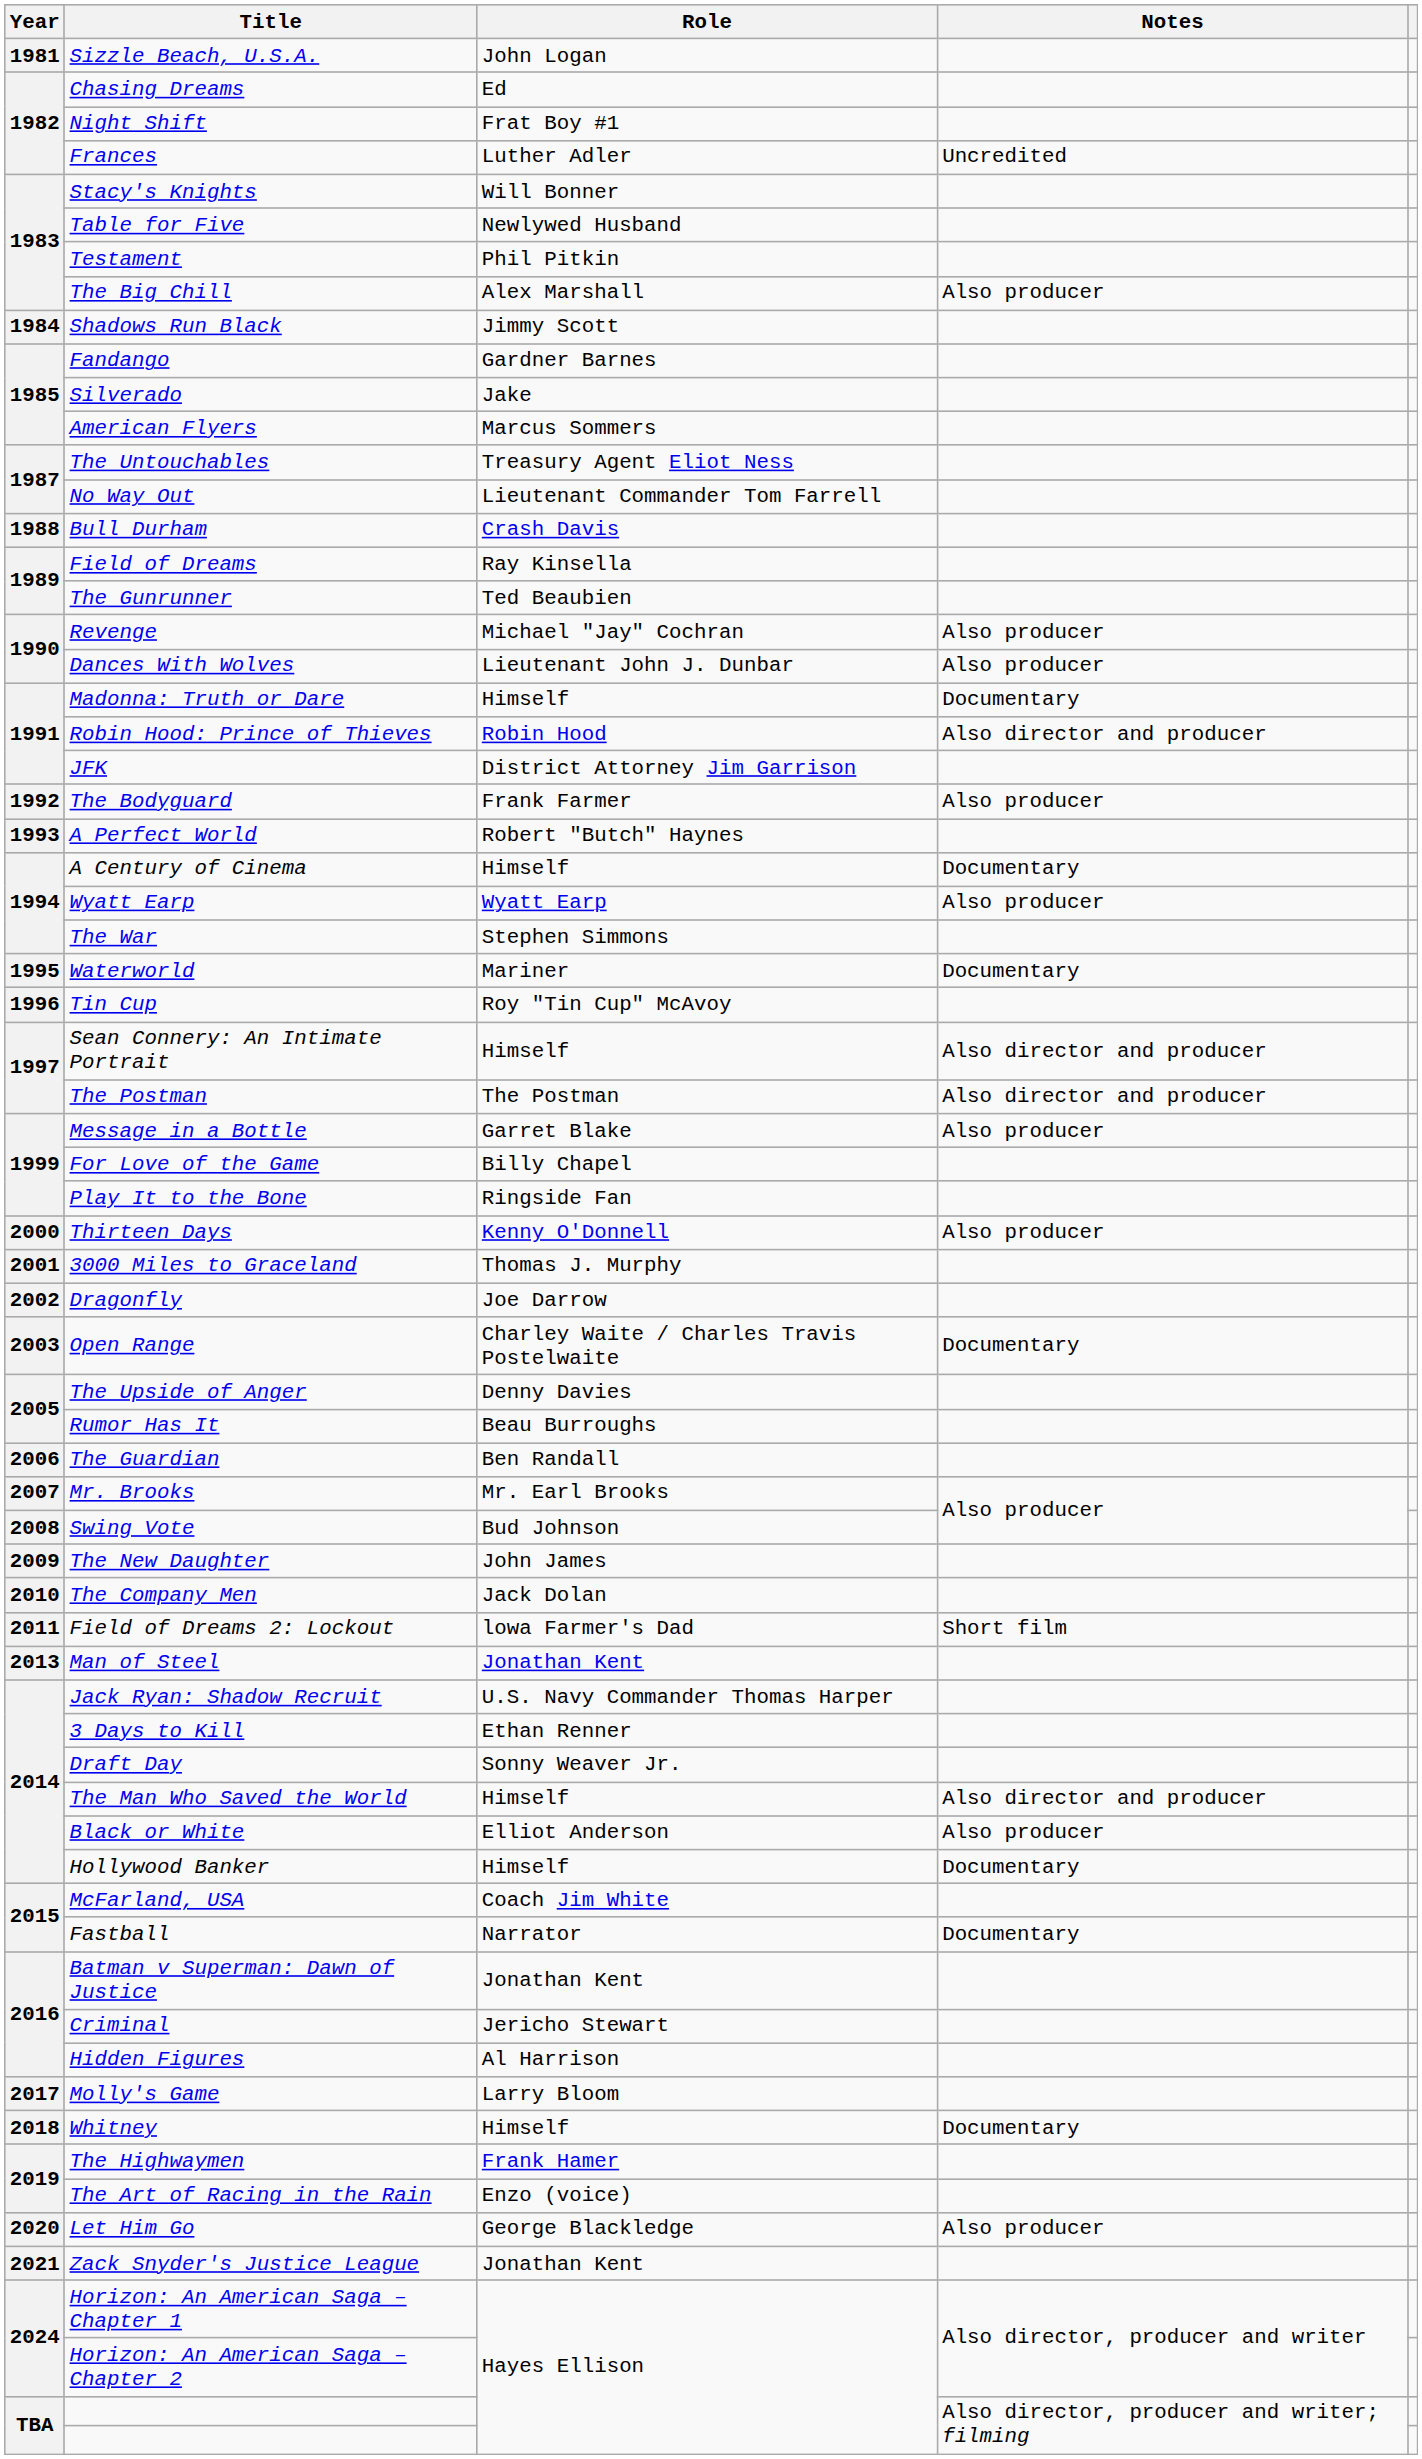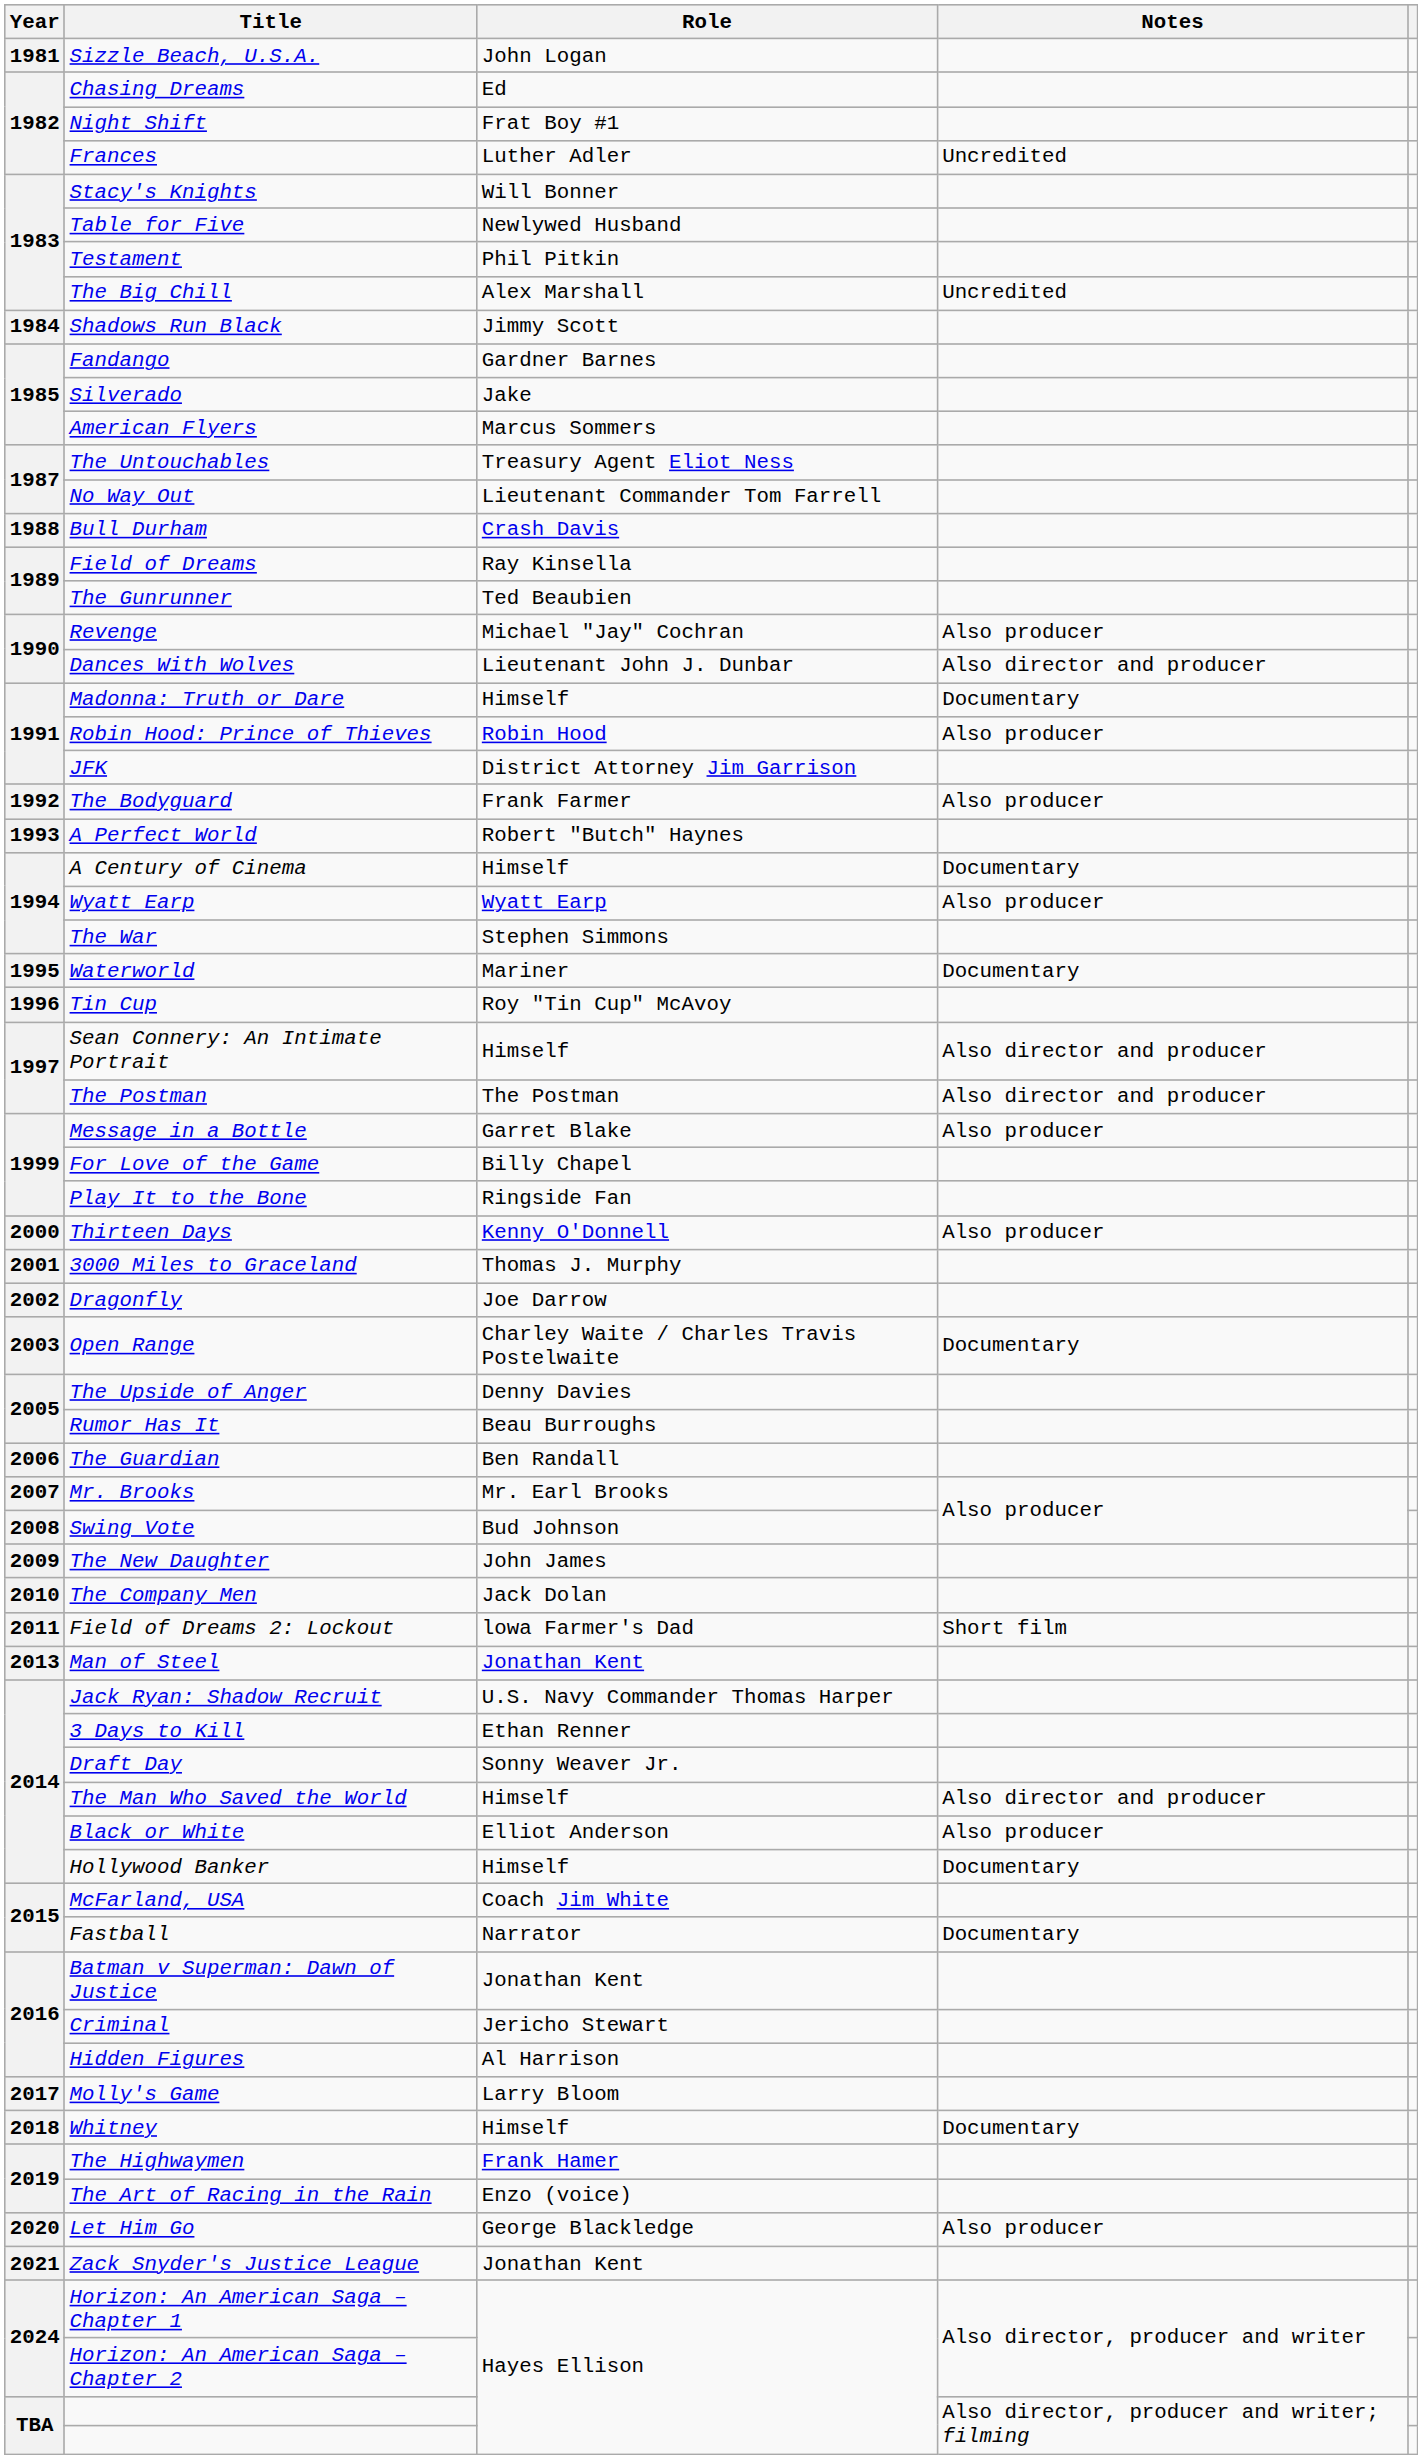(1023, 293) Also producer -> (1005, 293) Uncredited
(1023, 666) Also producer -> (1104, 666) Also director and producer
(1104, 734) Also director and producer -> (1023, 734) Also producer
